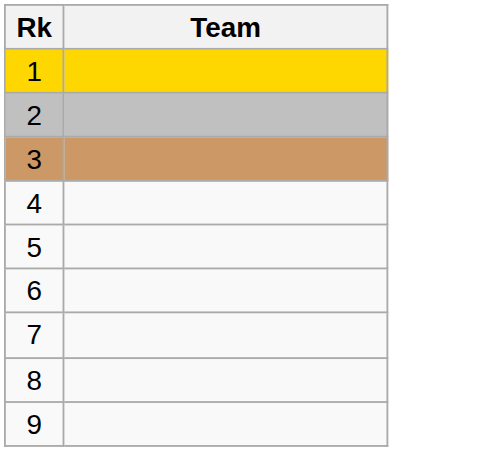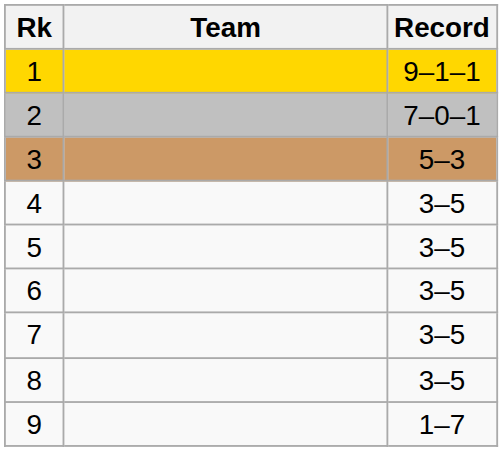+ column: (442, 27)
